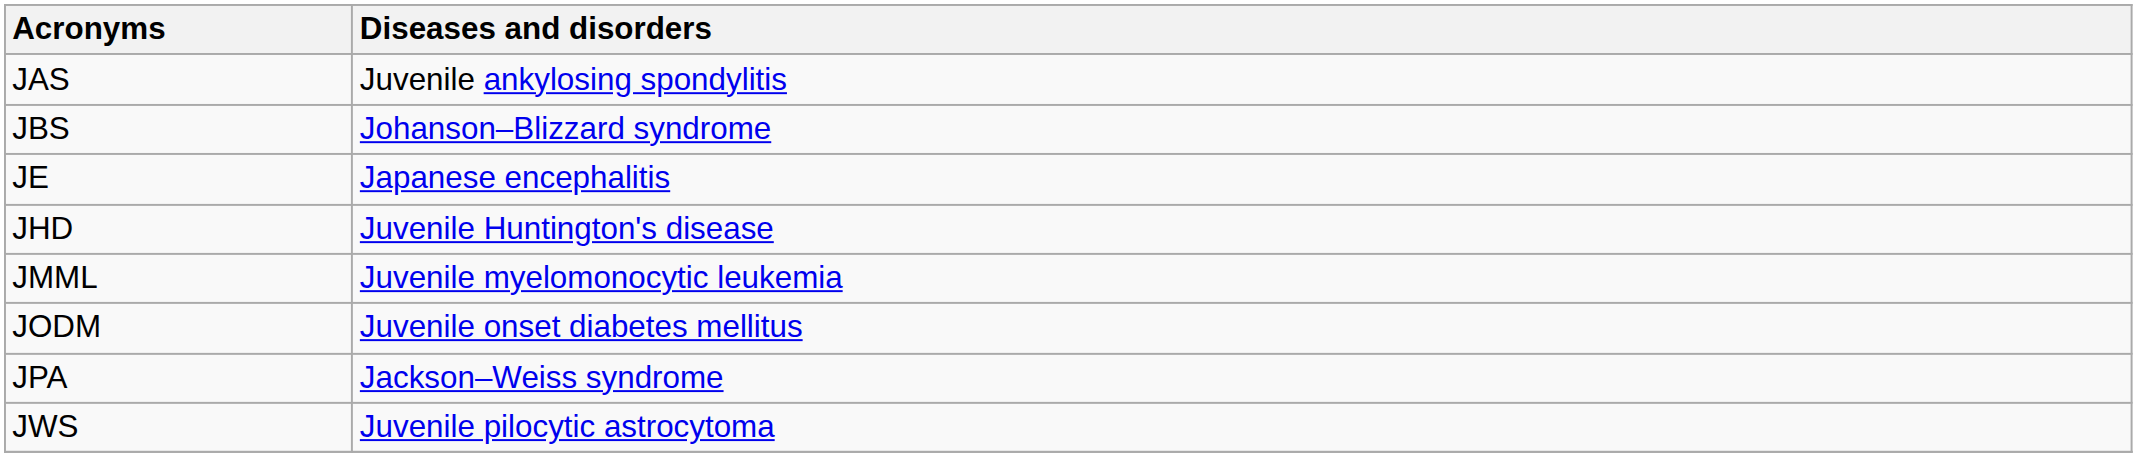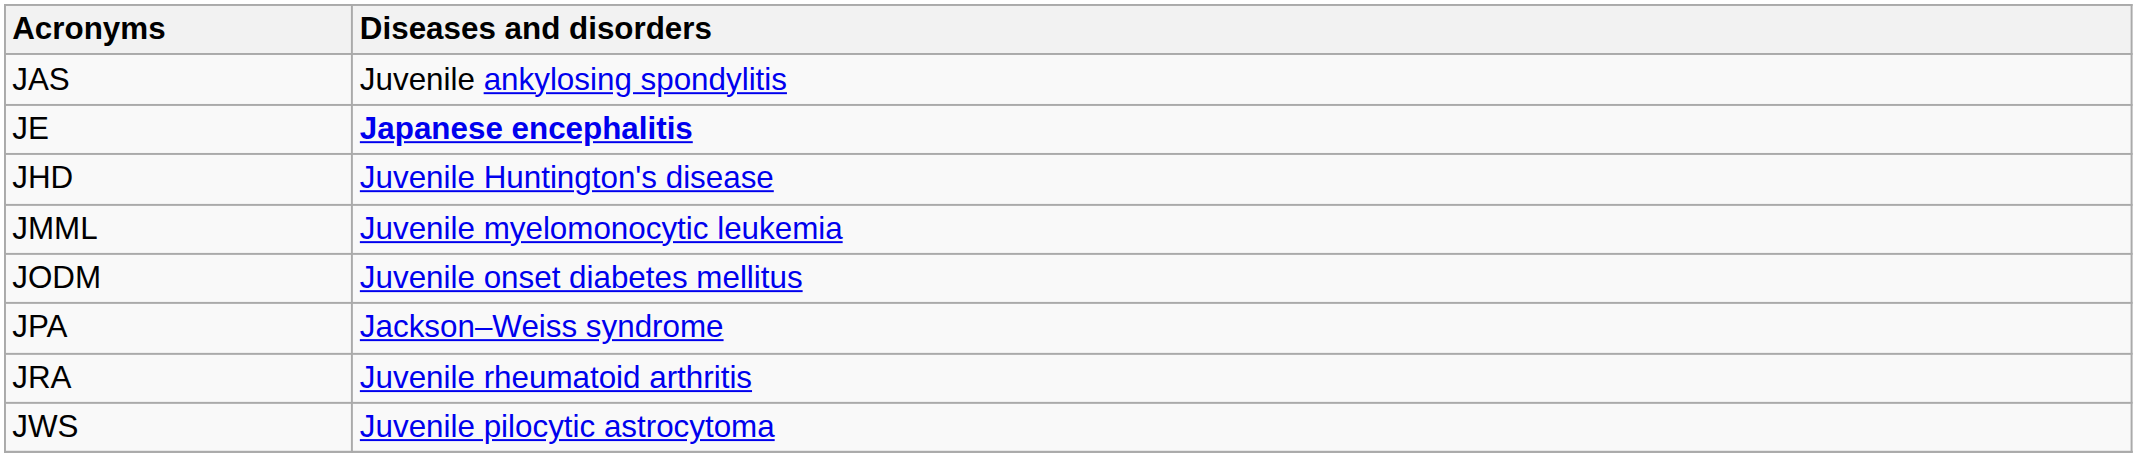- row: (41, 128)
(515, 178) normal -> (526, 128) bold
+ row: (42, 377)
